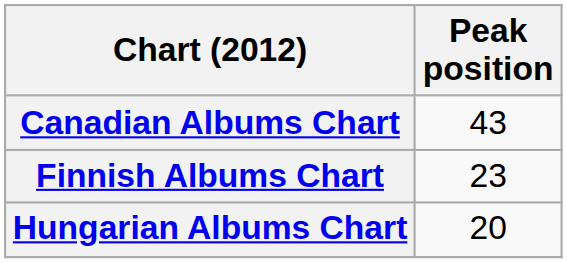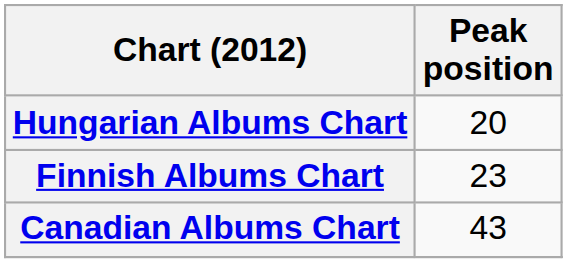rows swapped: (210, 122) <-> (210, 228)
